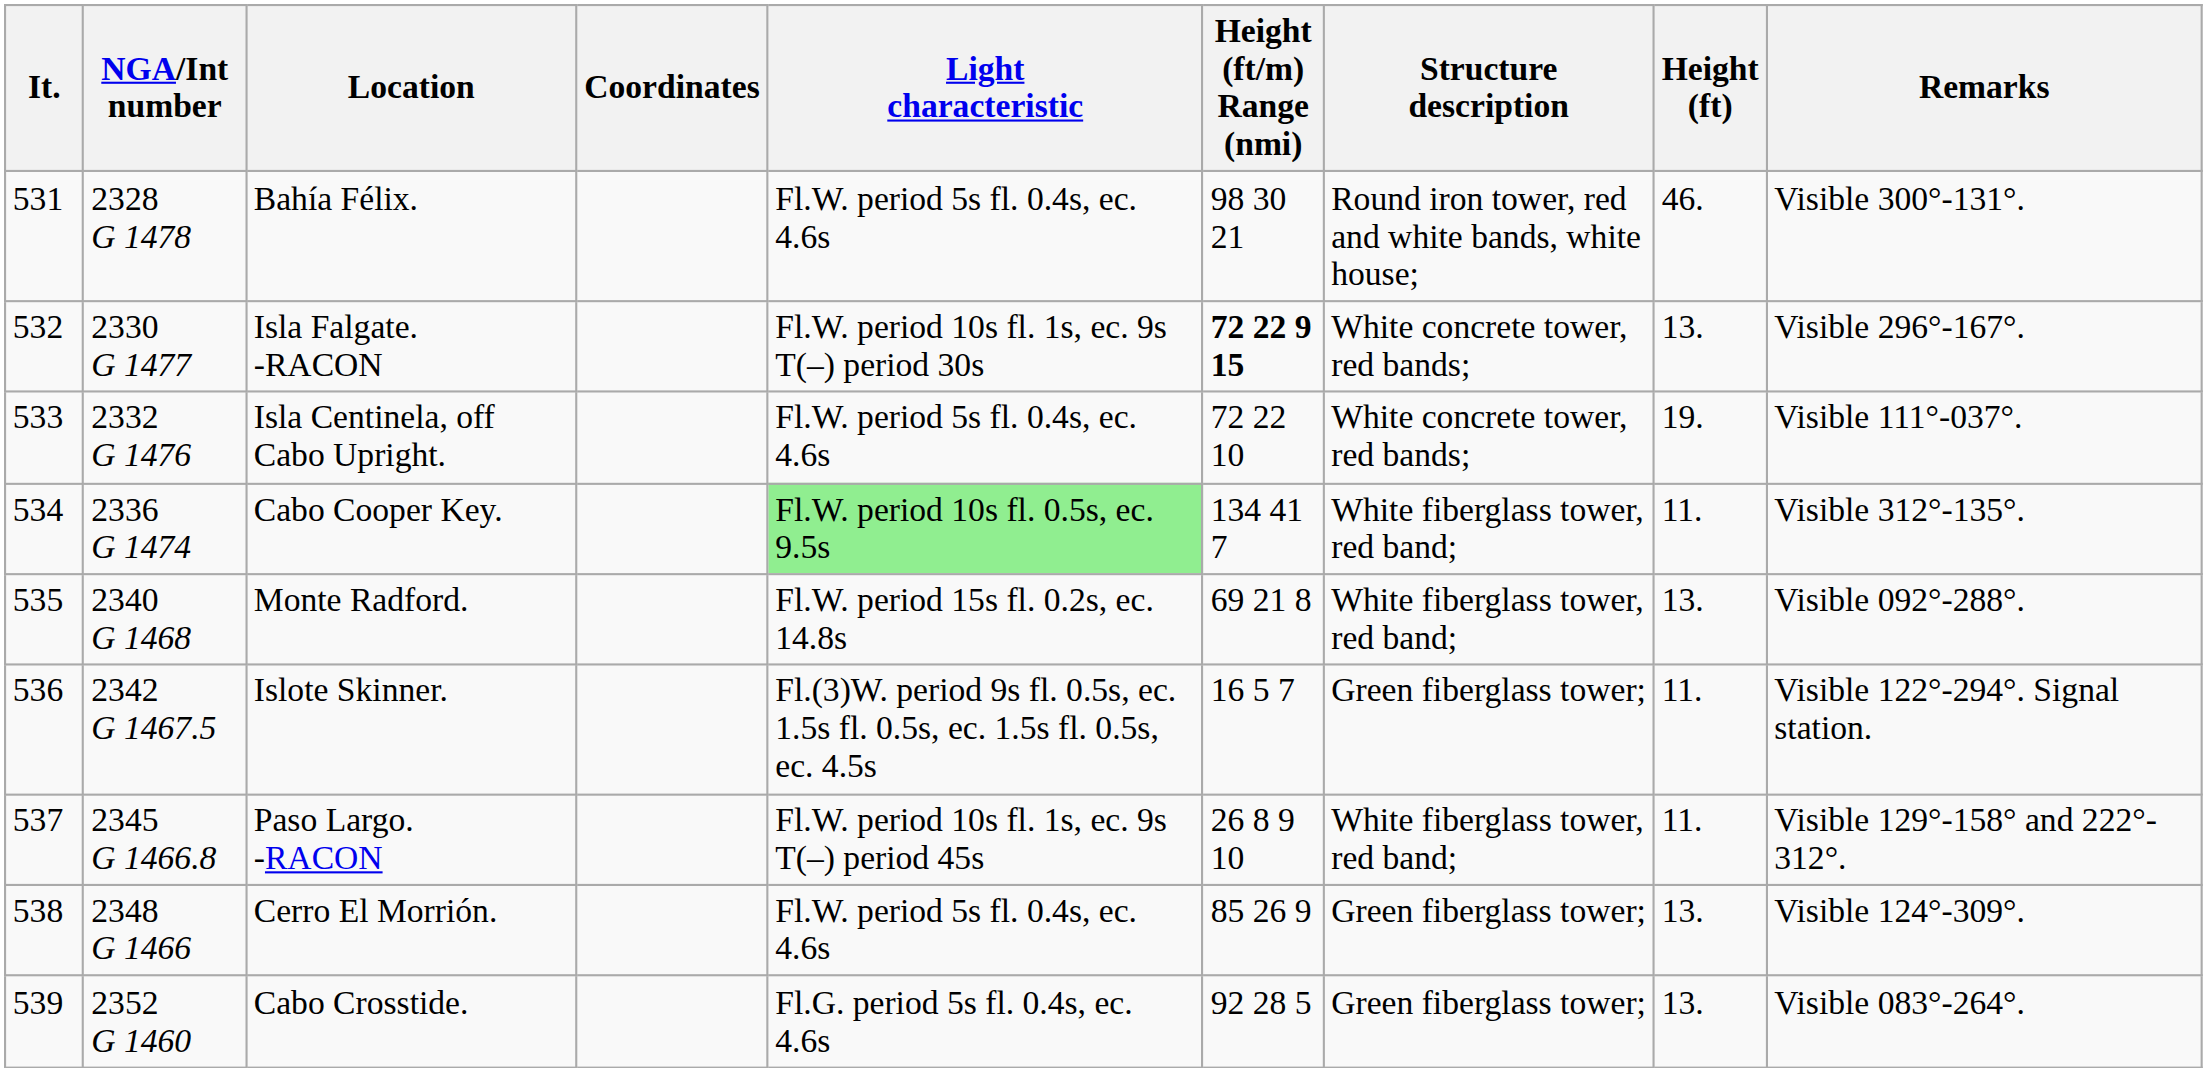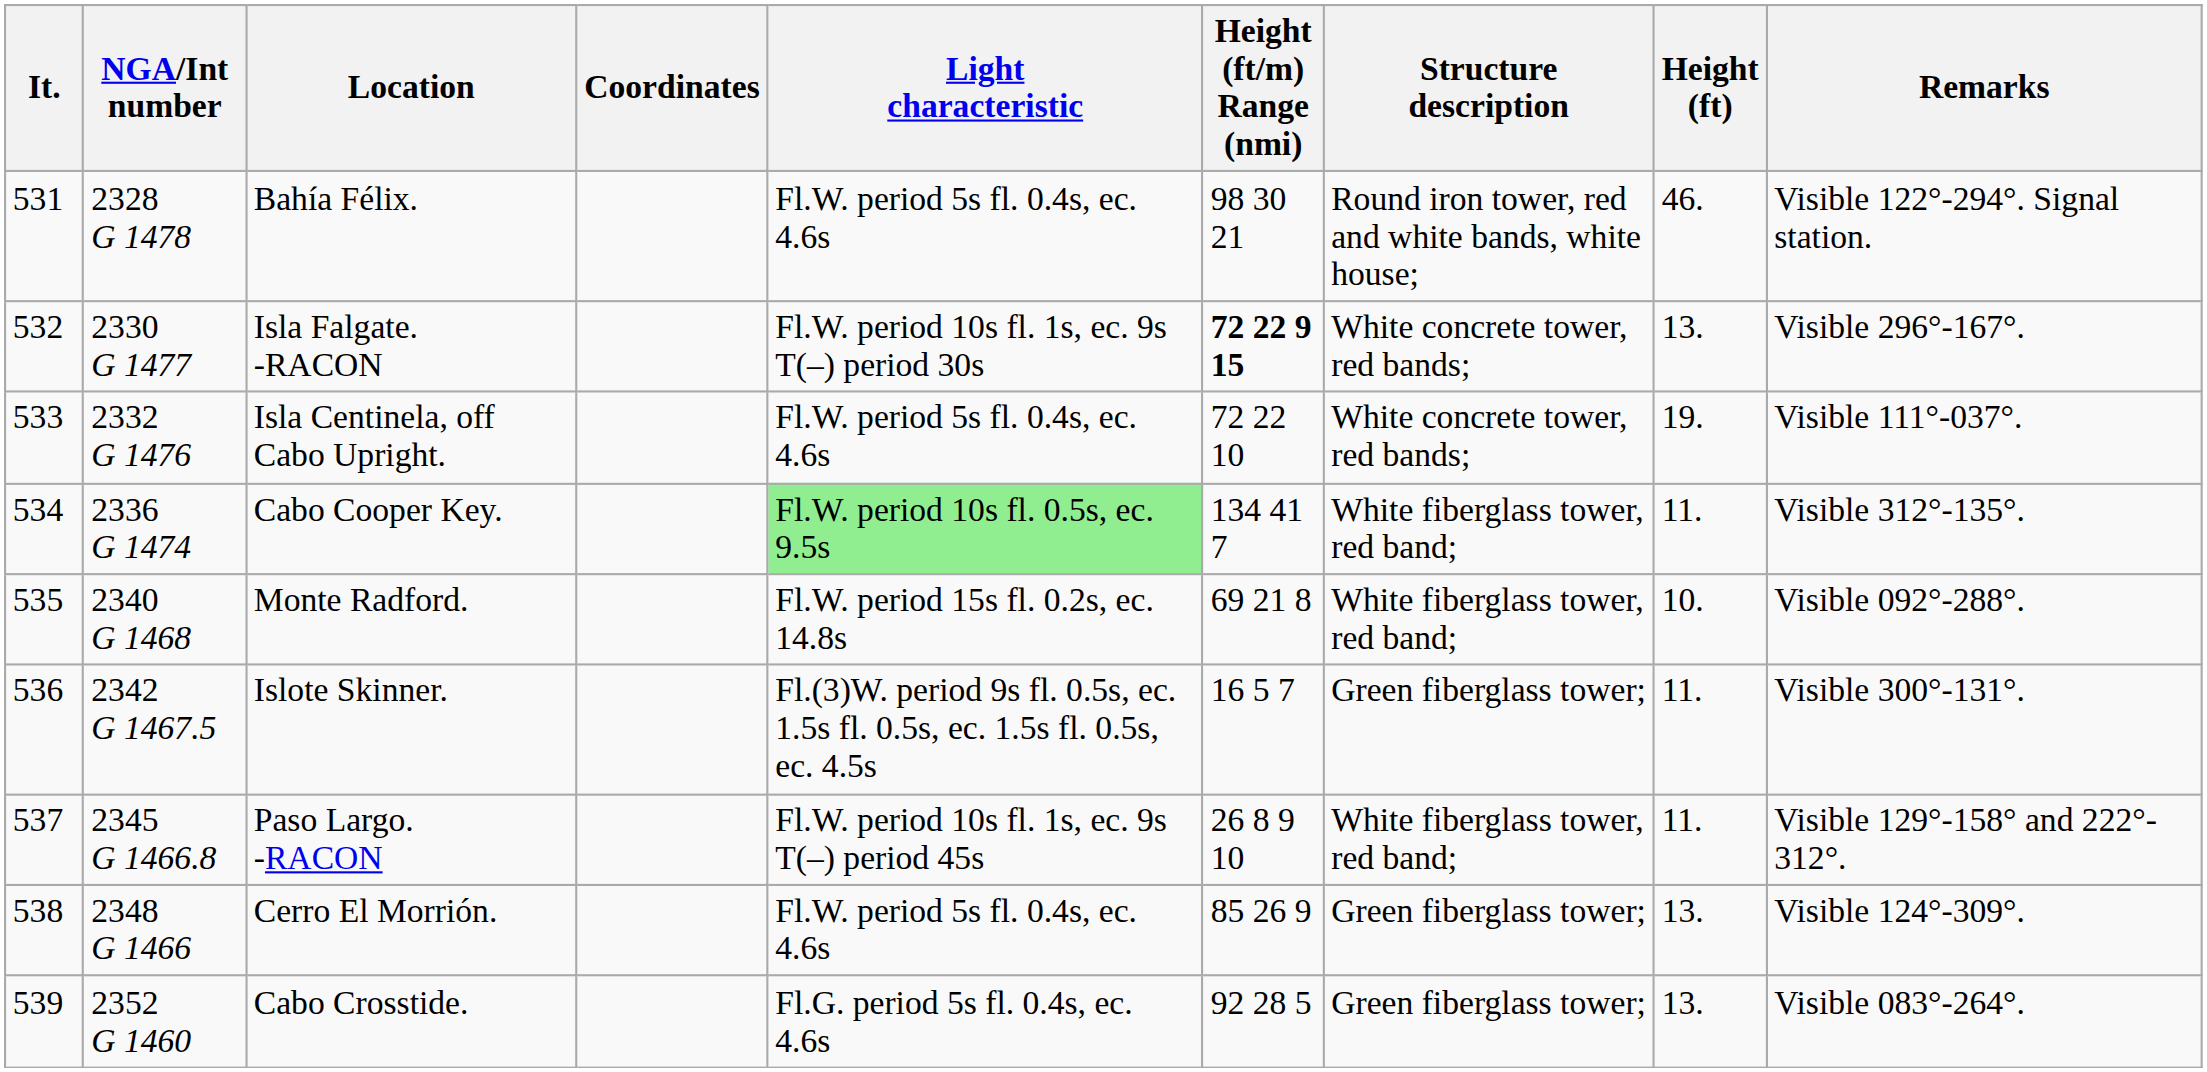(1900, 197) Visible 300°-131°. -> (1947, 216) Visible 122°-294°. Signal station.
(1683, 599) 13. -> (1683, 599) 10.
(1947, 709) Visible 122°-294°. Signal station. -> (1900, 691) Visible 300°-131°.
